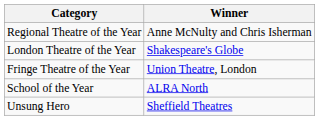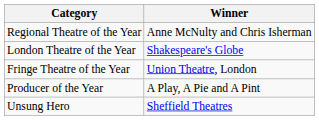+ row: (55, 87)
- row: (50, 87)
